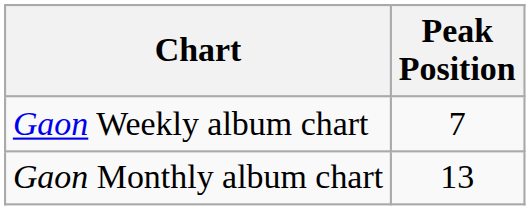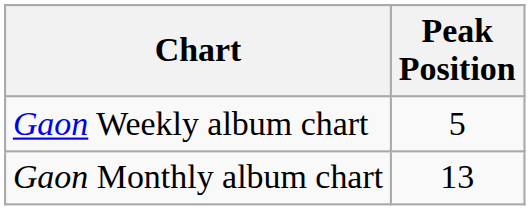(457, 123) 7 -> (457, 123) 5
